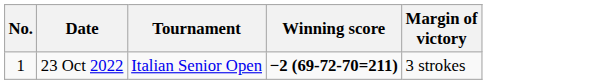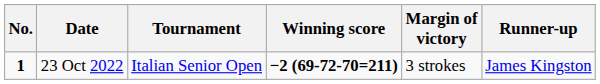+ column: (538, 28)
(21, 65) normal -> (21, 65) bold
